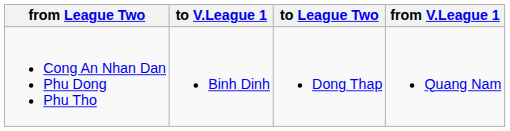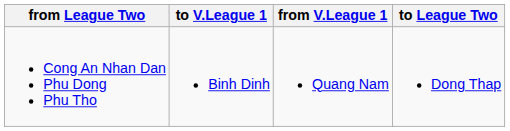columns swapped: (445, 15) <-> (329, 15)
